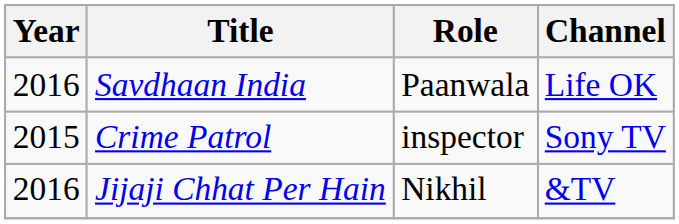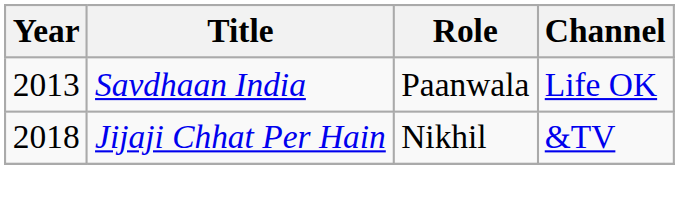(46, 84) 2016 -> (46, 84) 2013
- row: (183, 137)
(46, 190) 2016 -> (46, 137) 2018
